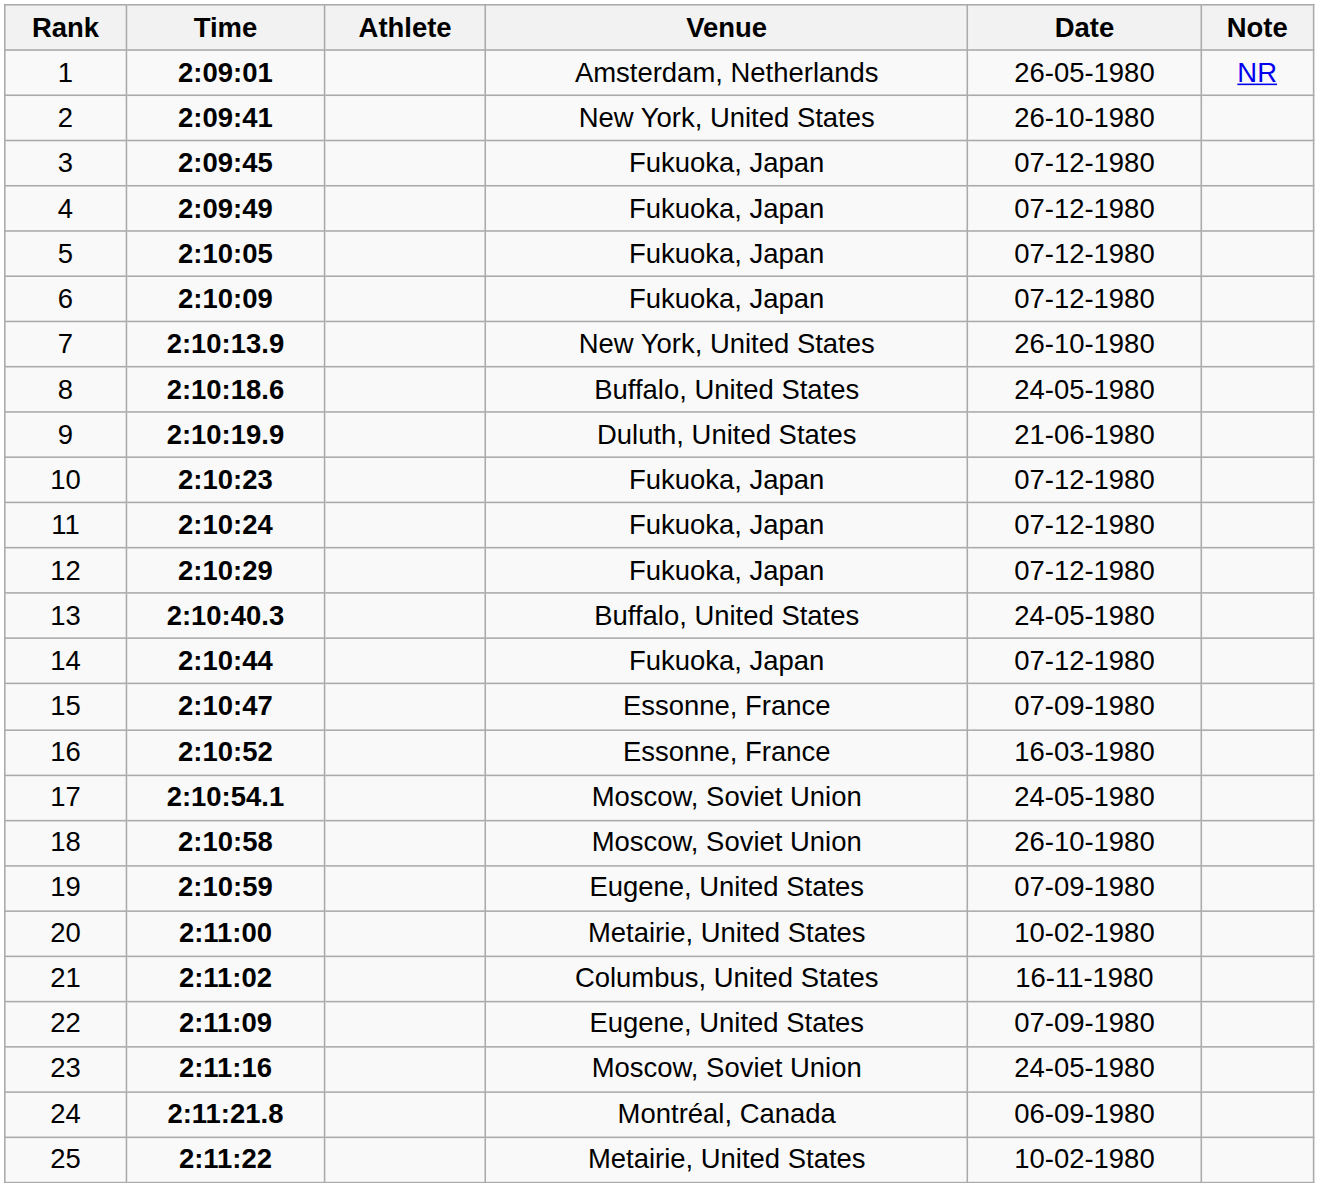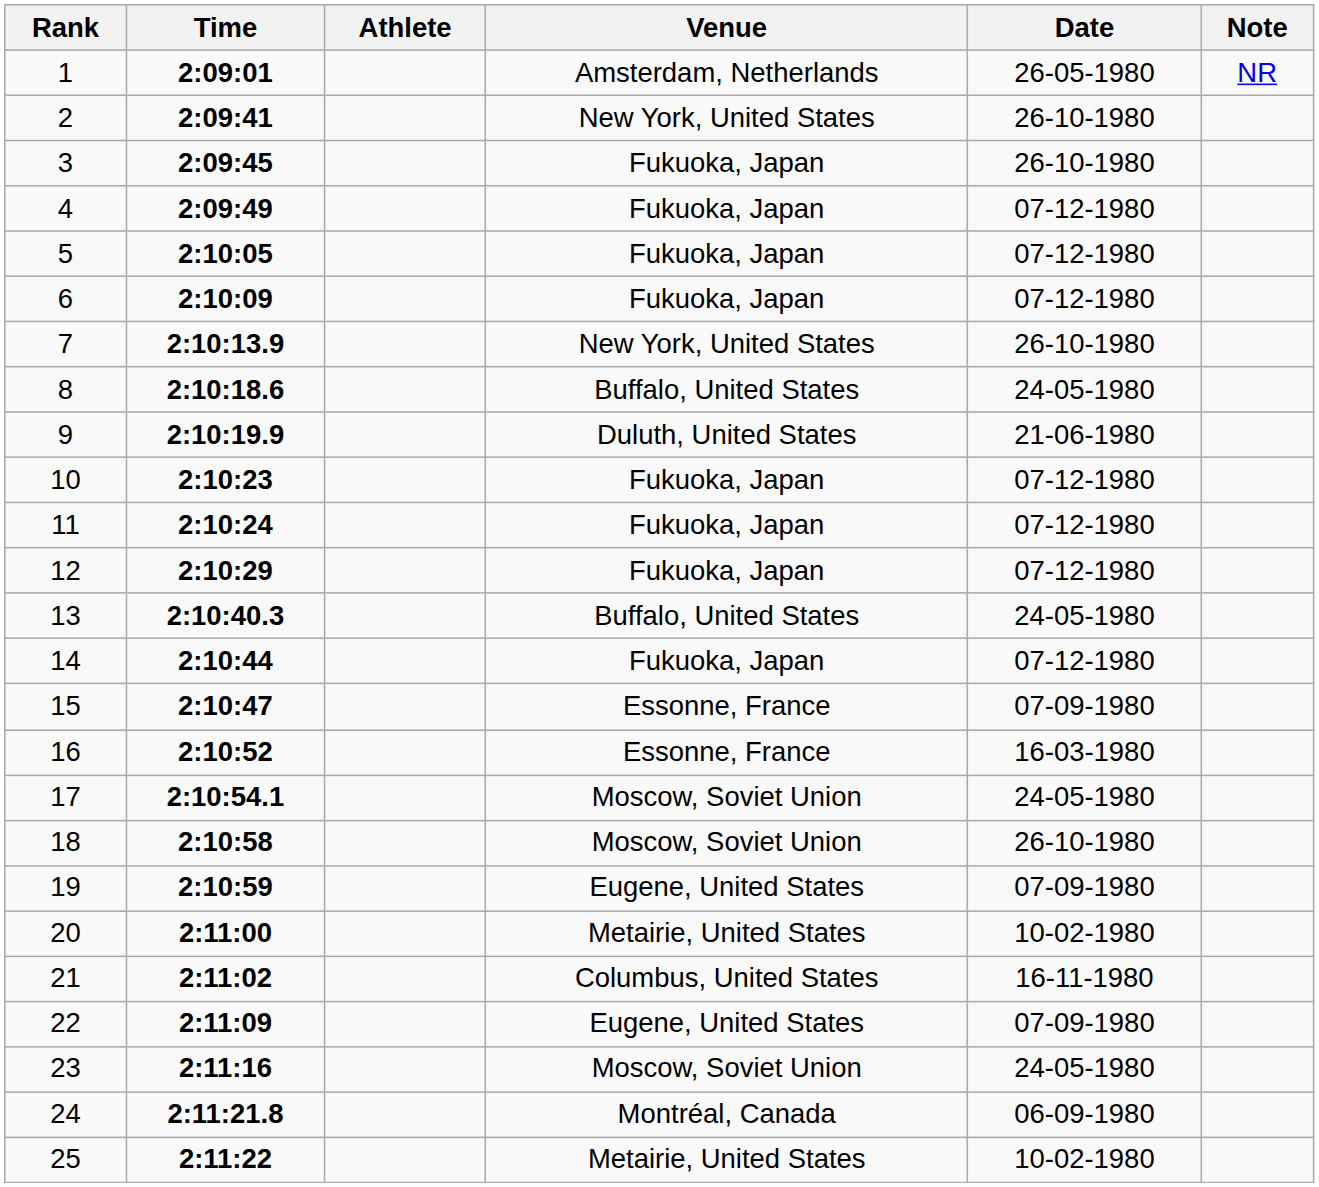(1084, 162) 07-12-1980 -> (1084, 162) 26-10-1980
